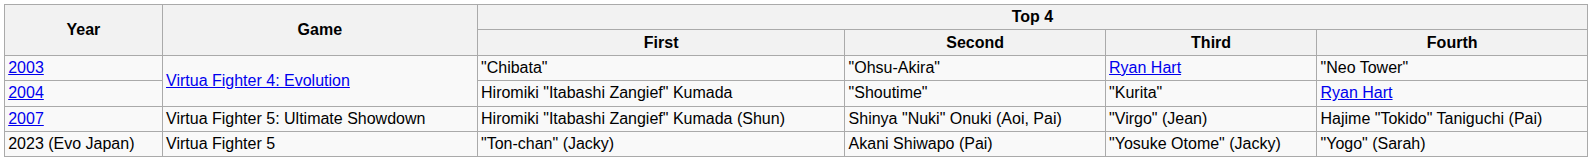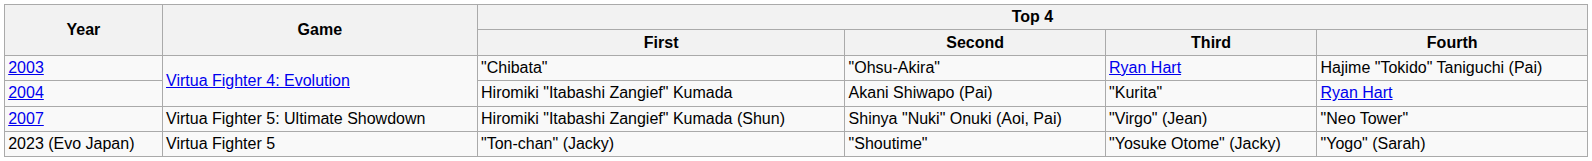(1364, 67) "Neo Tower" -> (1431, 67) Hajime "Tokido" Taniguchi (Pai)
(888, 93) "Shoutime" -> (921, 93) Akani Shiwapo (Pai)
(1431, 118) Hajime "Tokido" Taniguchi (Pai) -> (1364, 118) "Neo Tower"
(921, 144) Akani Shiwapo (Pai) -> (888, 144) "Shoutime"
